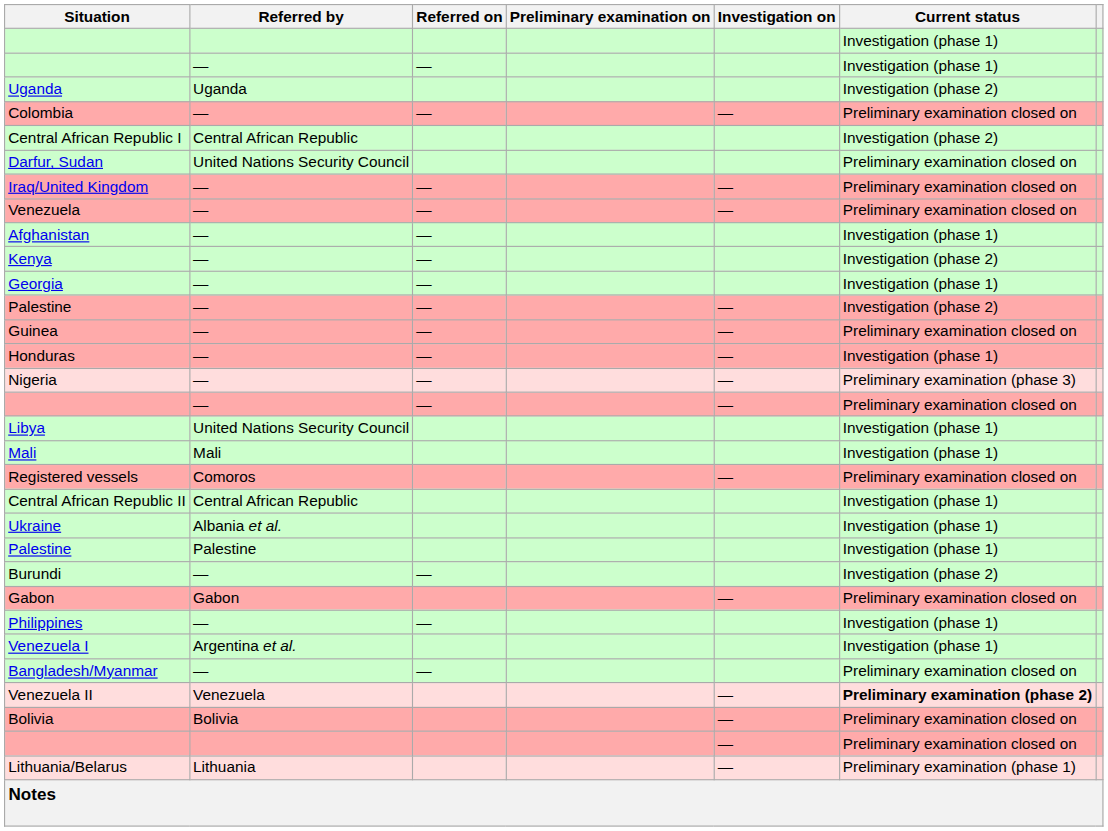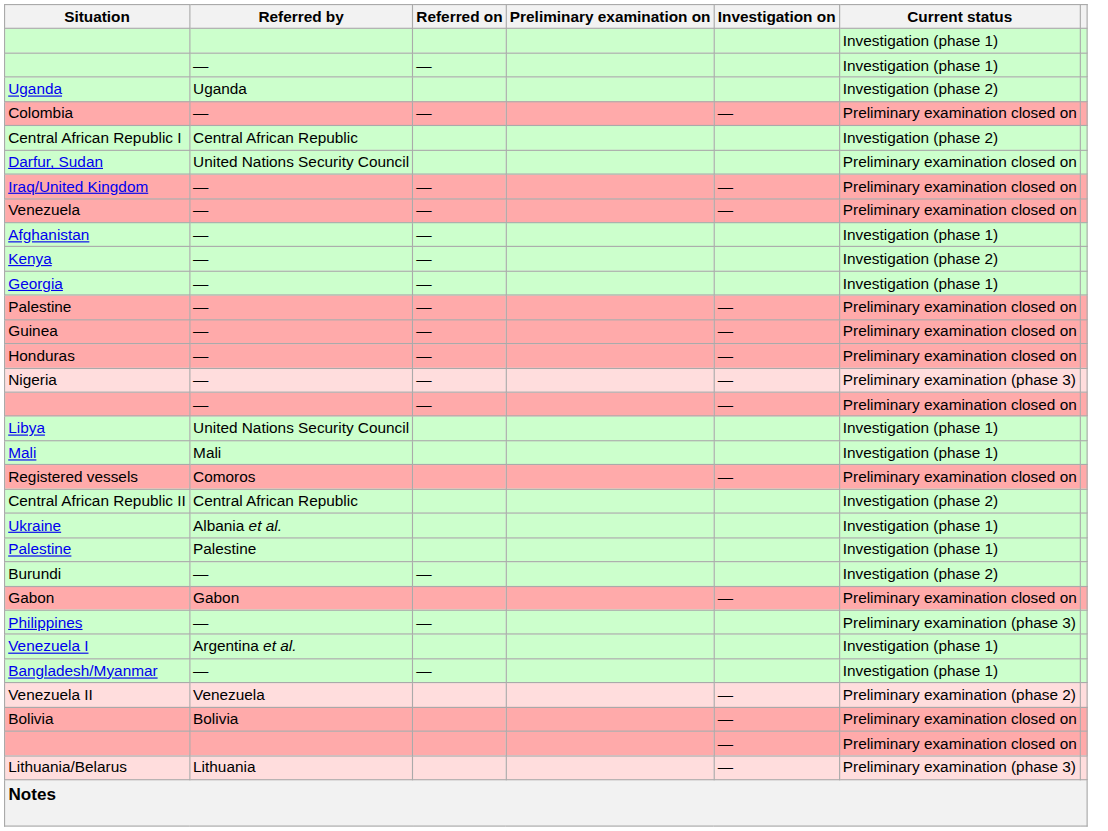(921, 307) Investigation (phase 2) -> (960, 307) Preliminary examination closed on
(921, 356) Investigation (phase 1) -> (960, 356) Preliminary examination closed on
(921, 501) Investigation (phase 1) -> (921, 501) Investigation (phase 2)
(921, 622) Investigation (phase 1) -> (959, 622) Preliminary examination (phase 3)
(960, 671) Preliminary examination closed on -> (921, 671) Investigation (phase 1)
(967, 695) bold -> (959, 695) normal
(959, 768) Preliminary examination (phase 1) -> (959, 768) Preliminary examination (phase 3)
